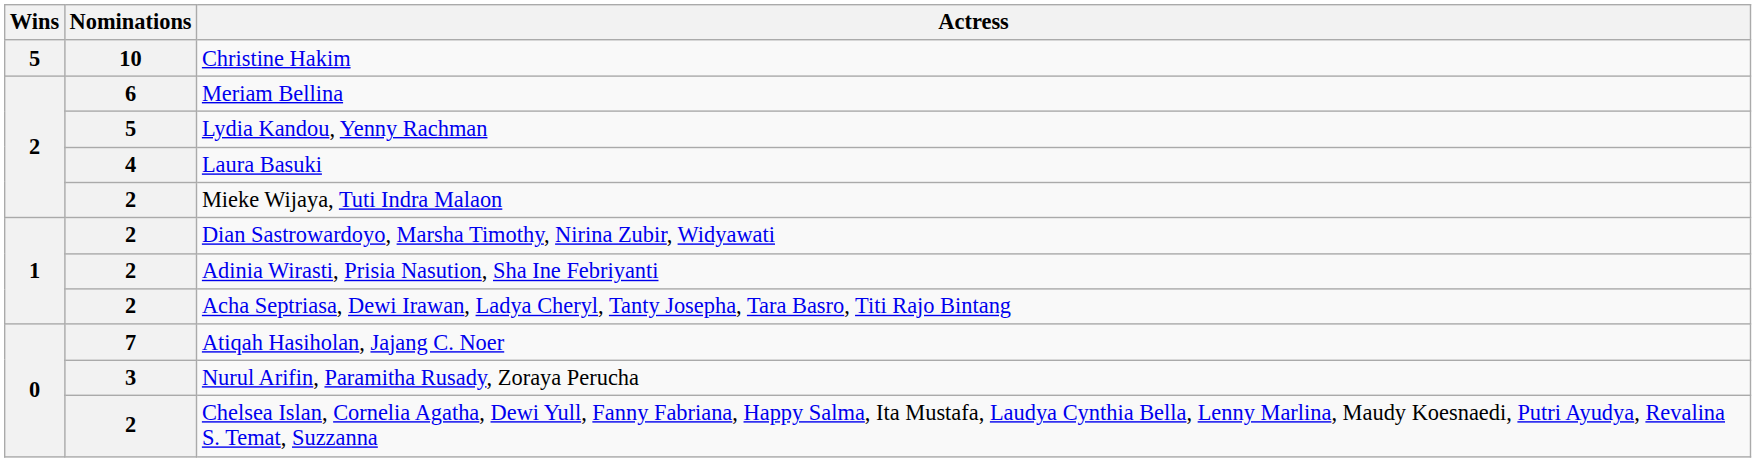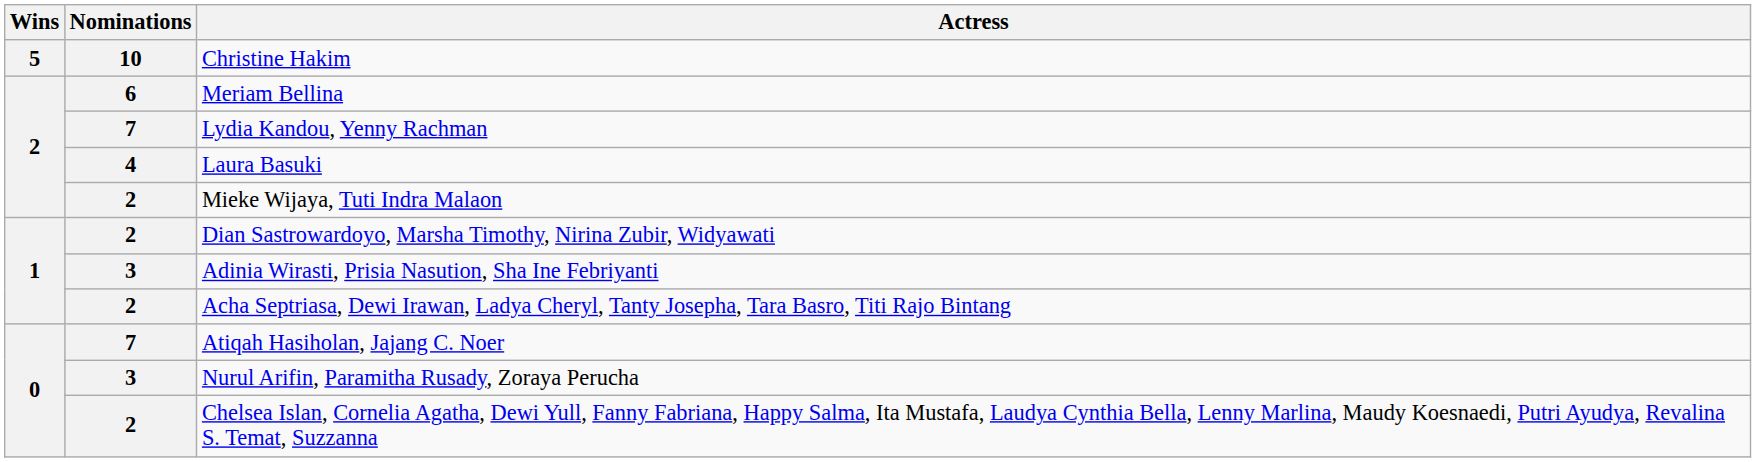(131, 128) 5 -> (131, 128) 7
(131, 270) 2 -> (131, 270) 3
